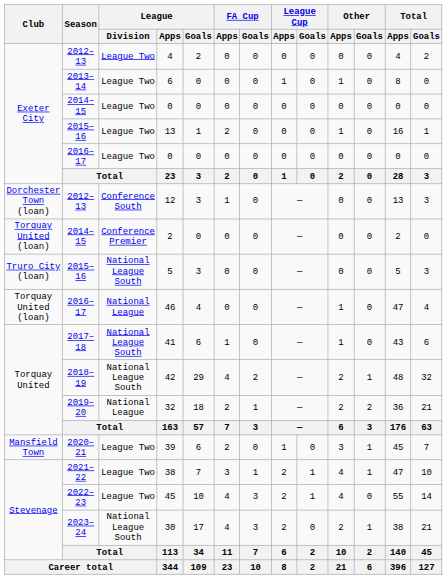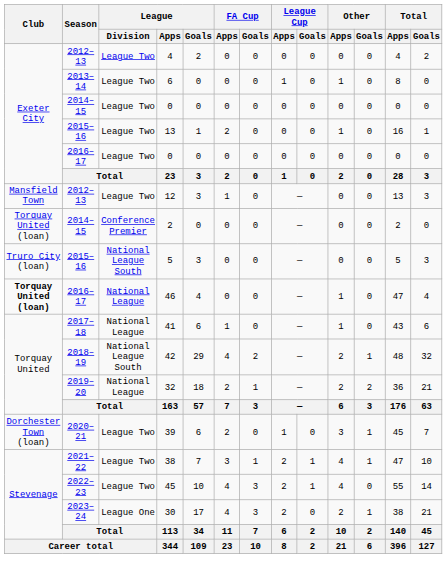(33, 201) Dorchester Town (loan) -> (33, 196) Mansfield Town
(128, 201) Conference South -> (128, 196) League Two
(33, 307) normal -> (33, 297) bold
(128, 342) National League South -> (128, 327) National League
(33, 447) Mansfield Town -> (33, 432) Dorchester Town (loan)
(128, 527) National League South -> (128, 512) League One
